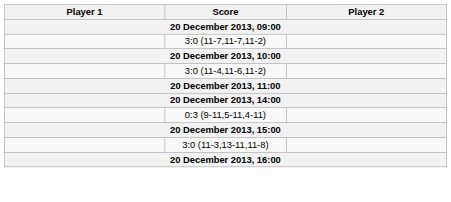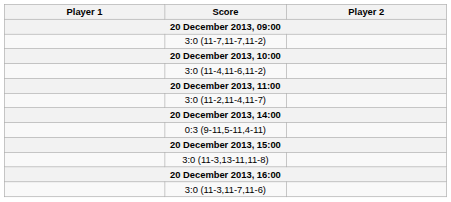+ row: (225, 101)
+ row: (225, 190)
